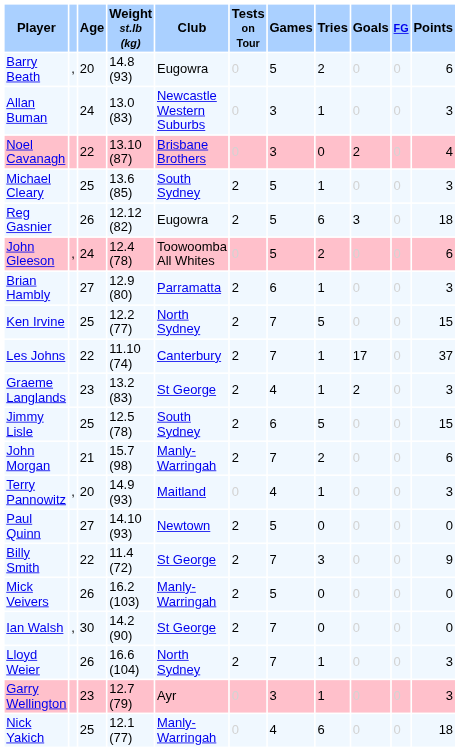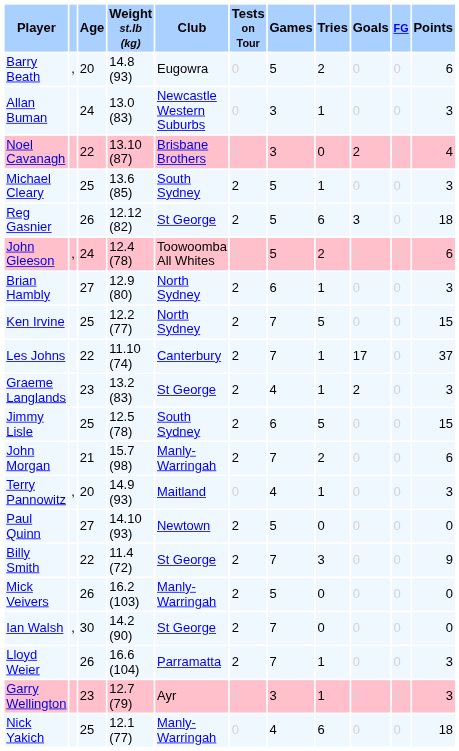(183, 220) Eugowra -> (187, 220) St George
(189, 288) Parramatta -> (179, 288) North Sydney
(179, 662) North Sydney -> (189, 662) Parramatta
